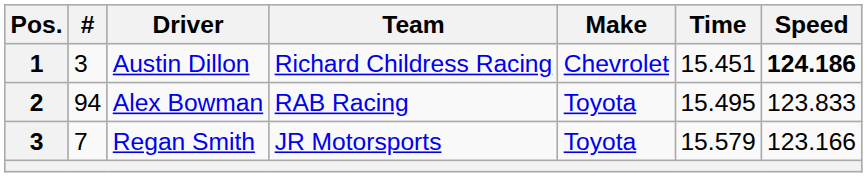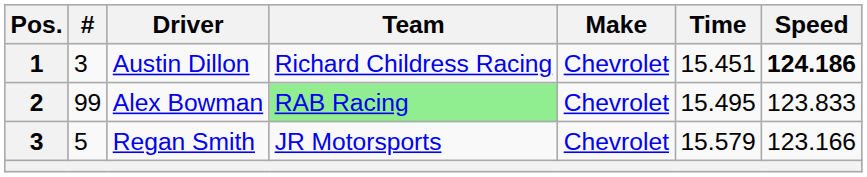(88, 102) 94 -> (88, 102) 99
(342, 102) no background -> (342, 102) lightgreen background
(600, 102) Toyota -> (616, 102) Chevrolet
(81, 141) 7 -> (81, 141) 5
(600, 141) Toyota -> (616, 141) Chevrolet
